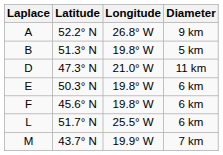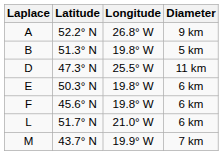(133, 68) 21.0° W -> (133, 68) 25.5° W
(133, 123) 25.5° W -> (133, 123) 21.0° W
